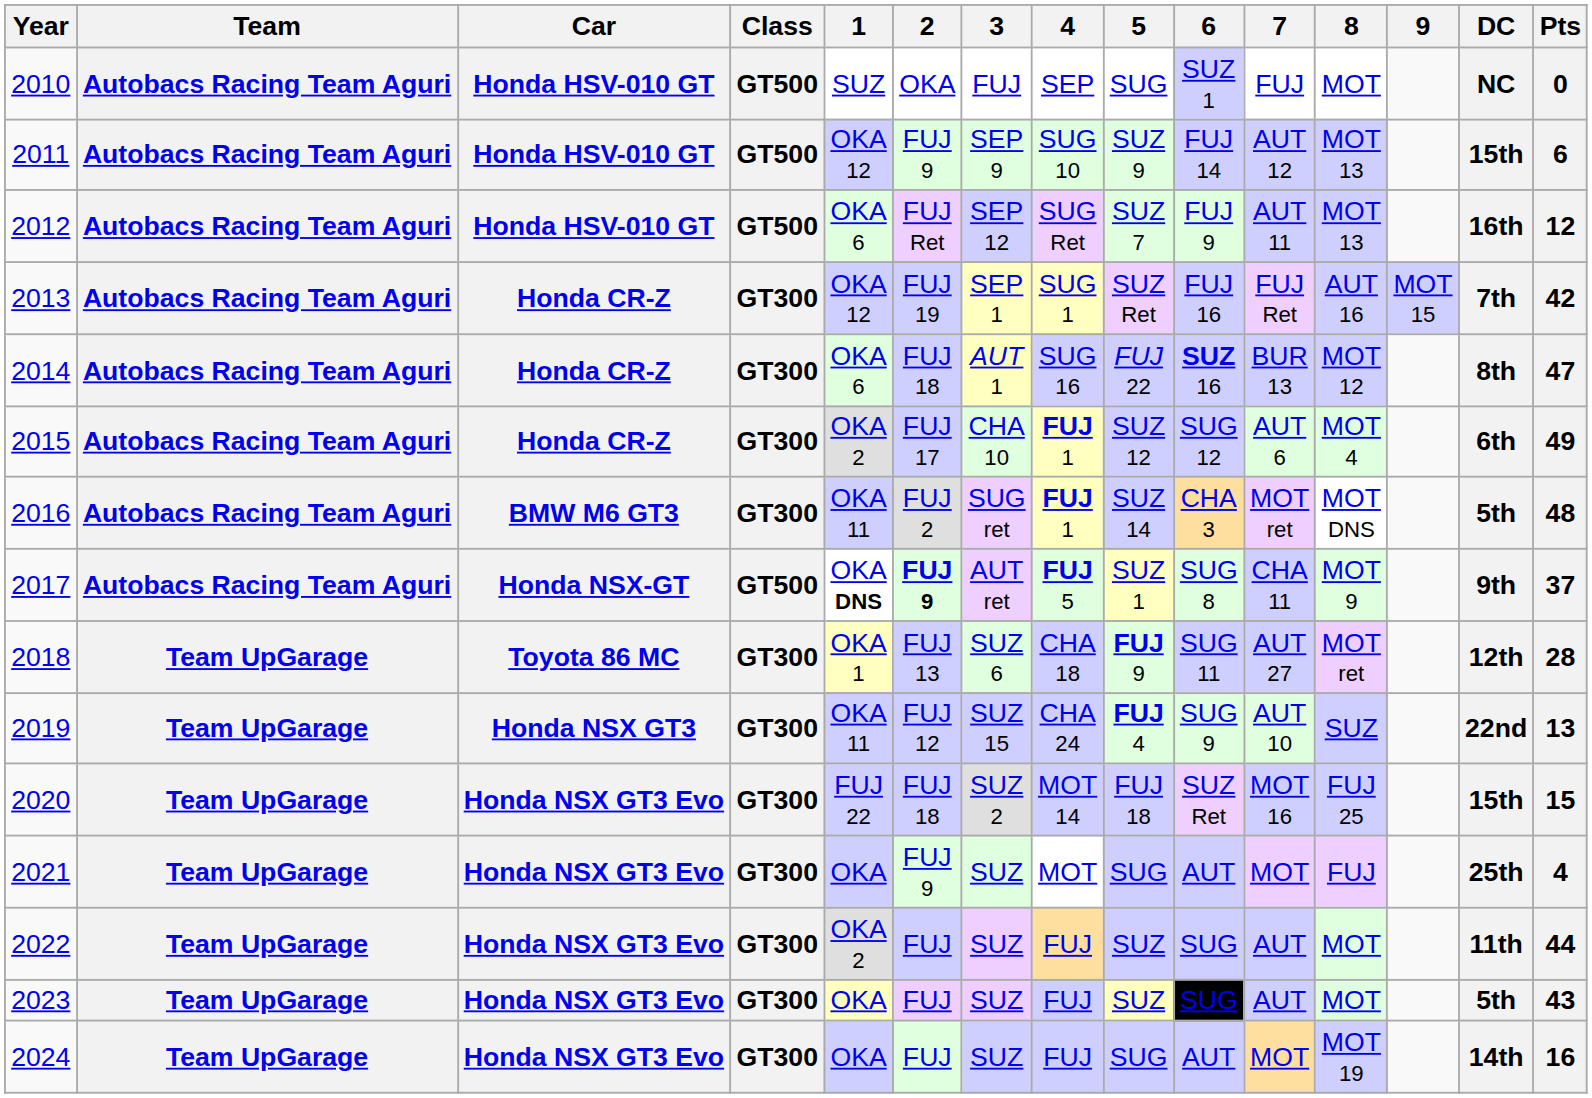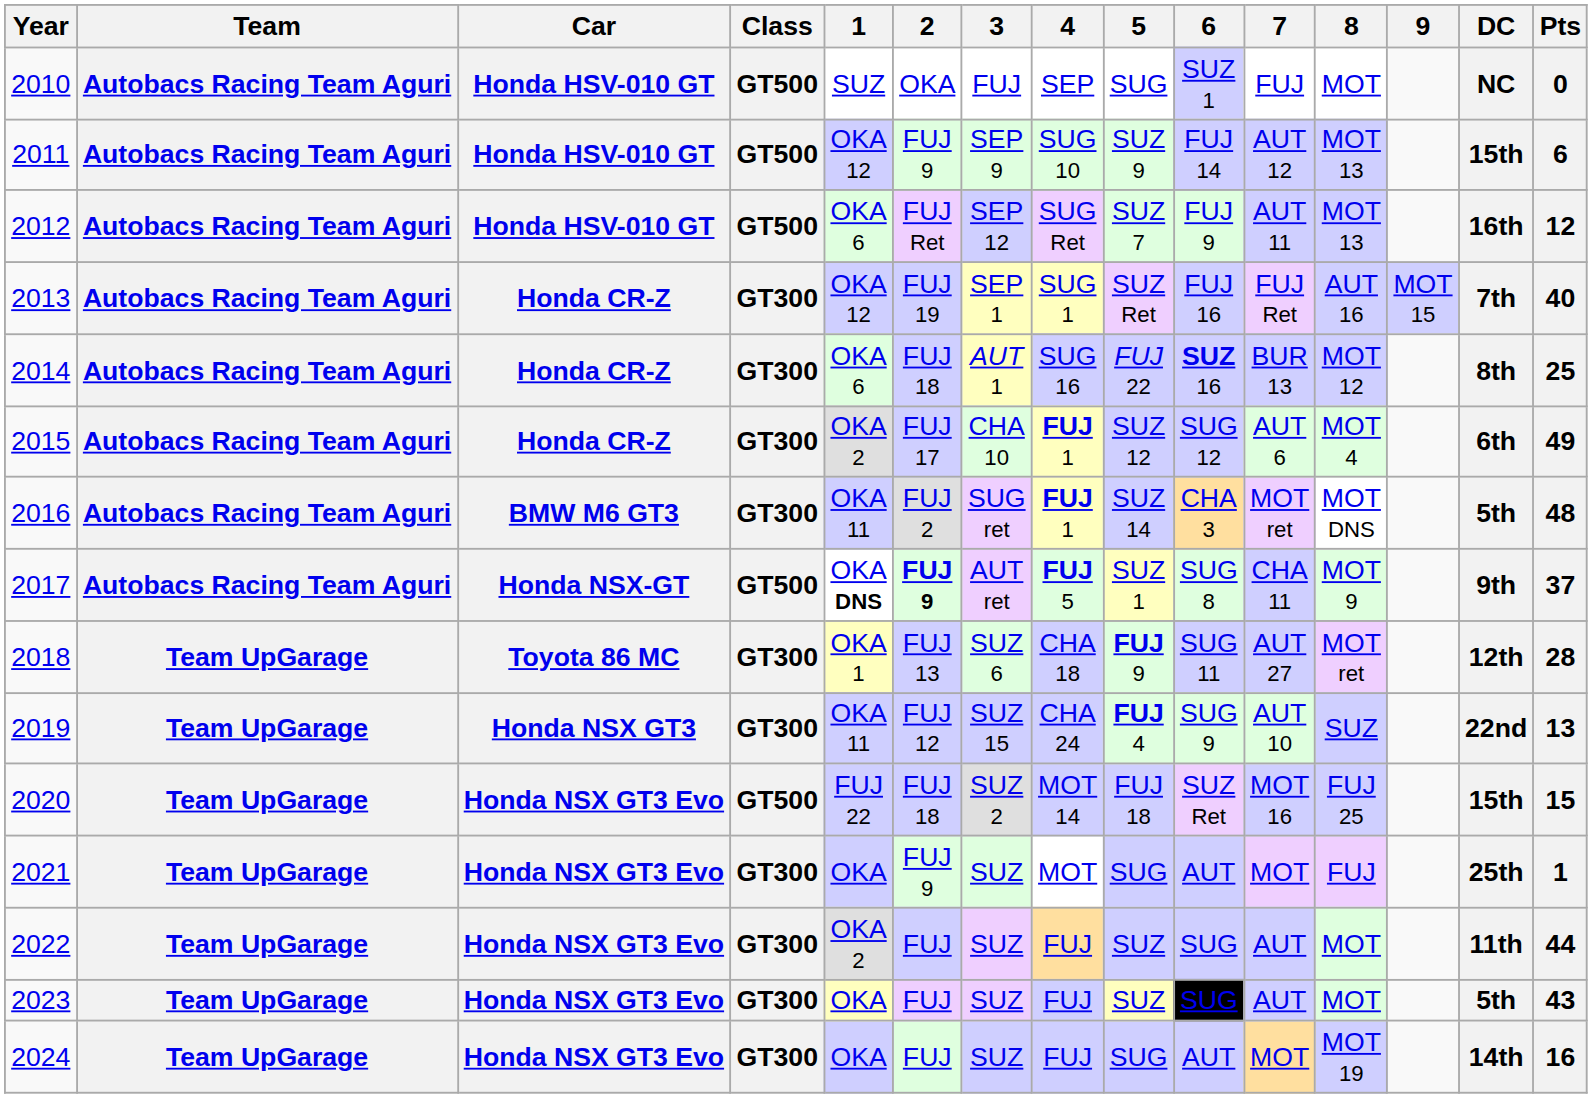(1560, 298) 42 -> (1560, 298) 40
(1560, 370) 47 -> (1560, 370) 25
(777, 800) GT300 -> (777, 800) GT500
(1560, 872) 4 -> (1560, 872) 1
